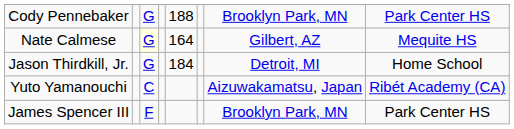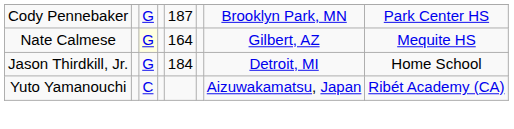(181, 16) 188 -> (180, 16) 187
- row: (69, 111)
